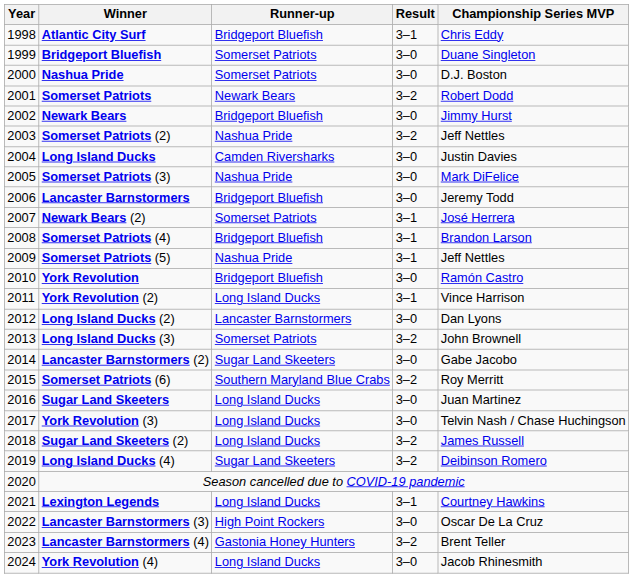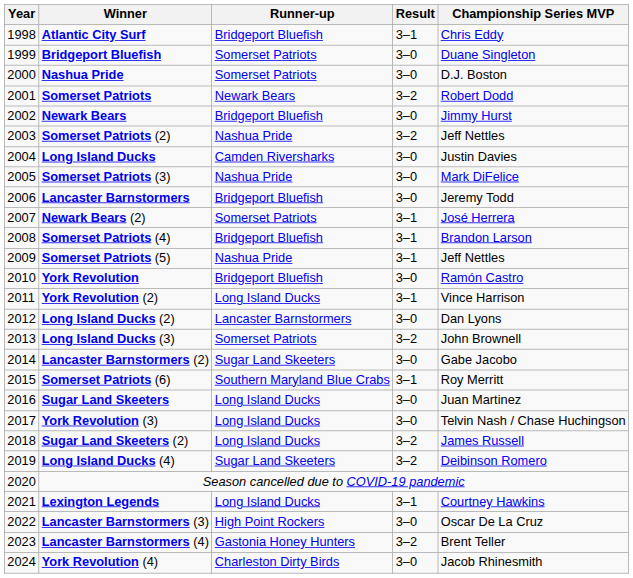(406, 380) 3–2 -> (406, 380) 3–1
(267, 562) Long Island Ducks -> (277, 562) Charleston Dirty Birds
